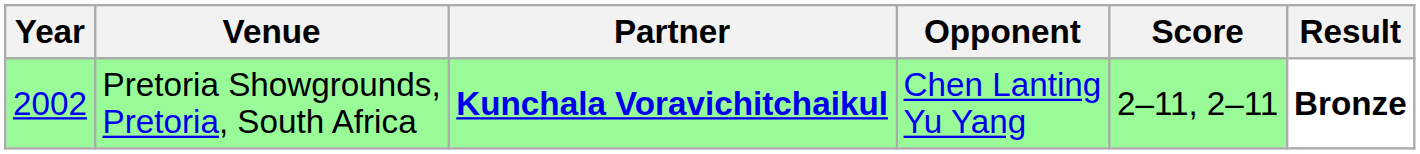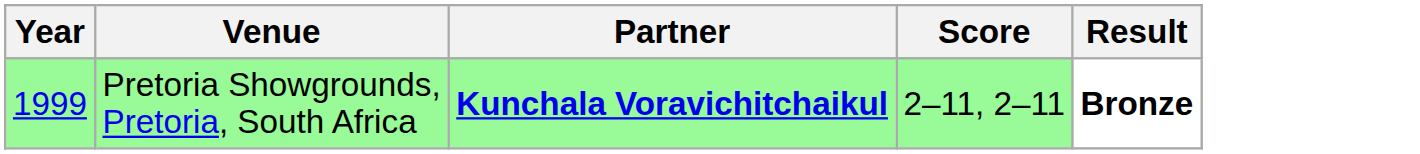- column: (1002, 32)
(50, 103) 2002 -> (50, 103) 1999
